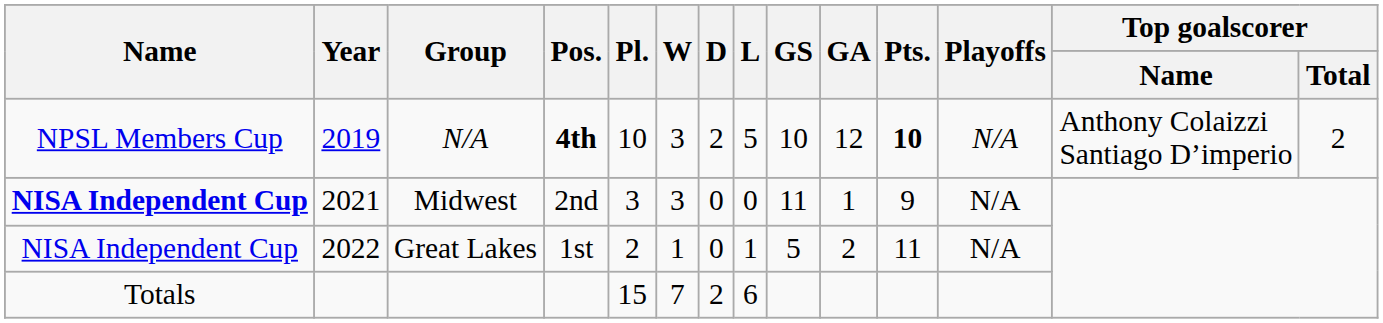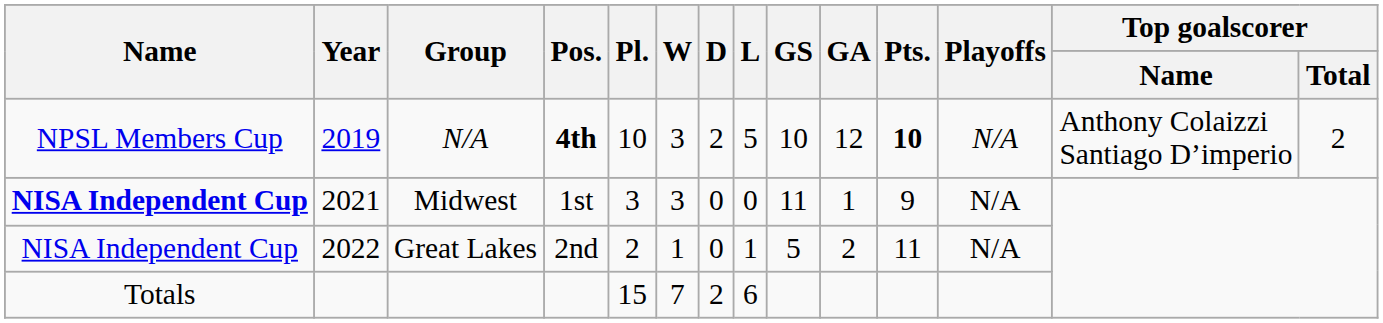(576, 201) 2nd -> (576, 201) 1st
(576, 247) 1st -> (576, 247) 2nd
